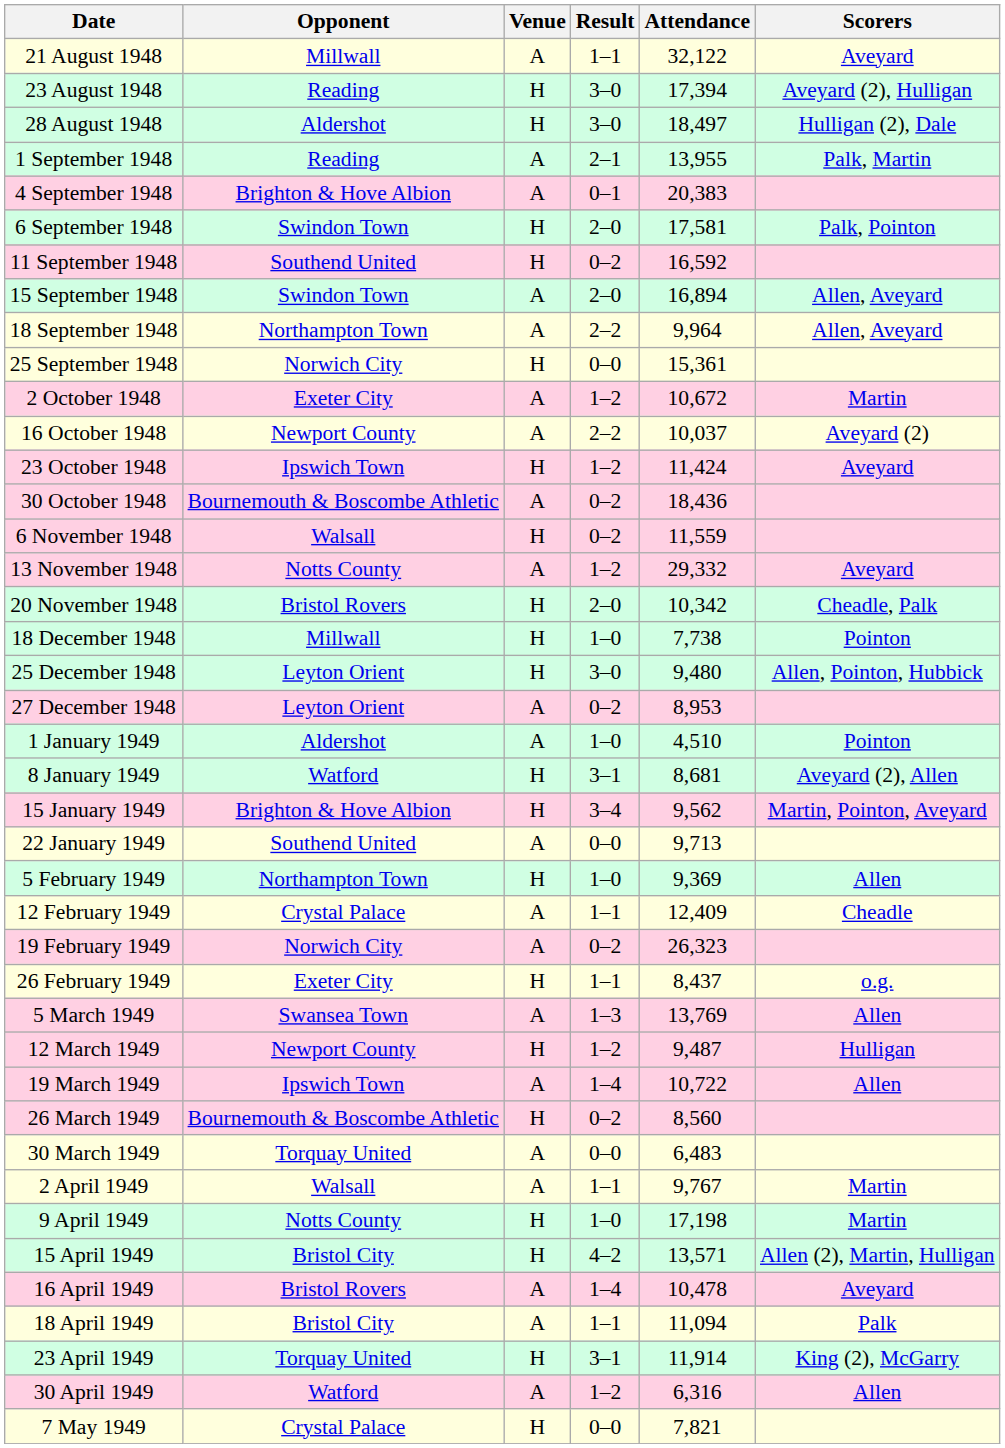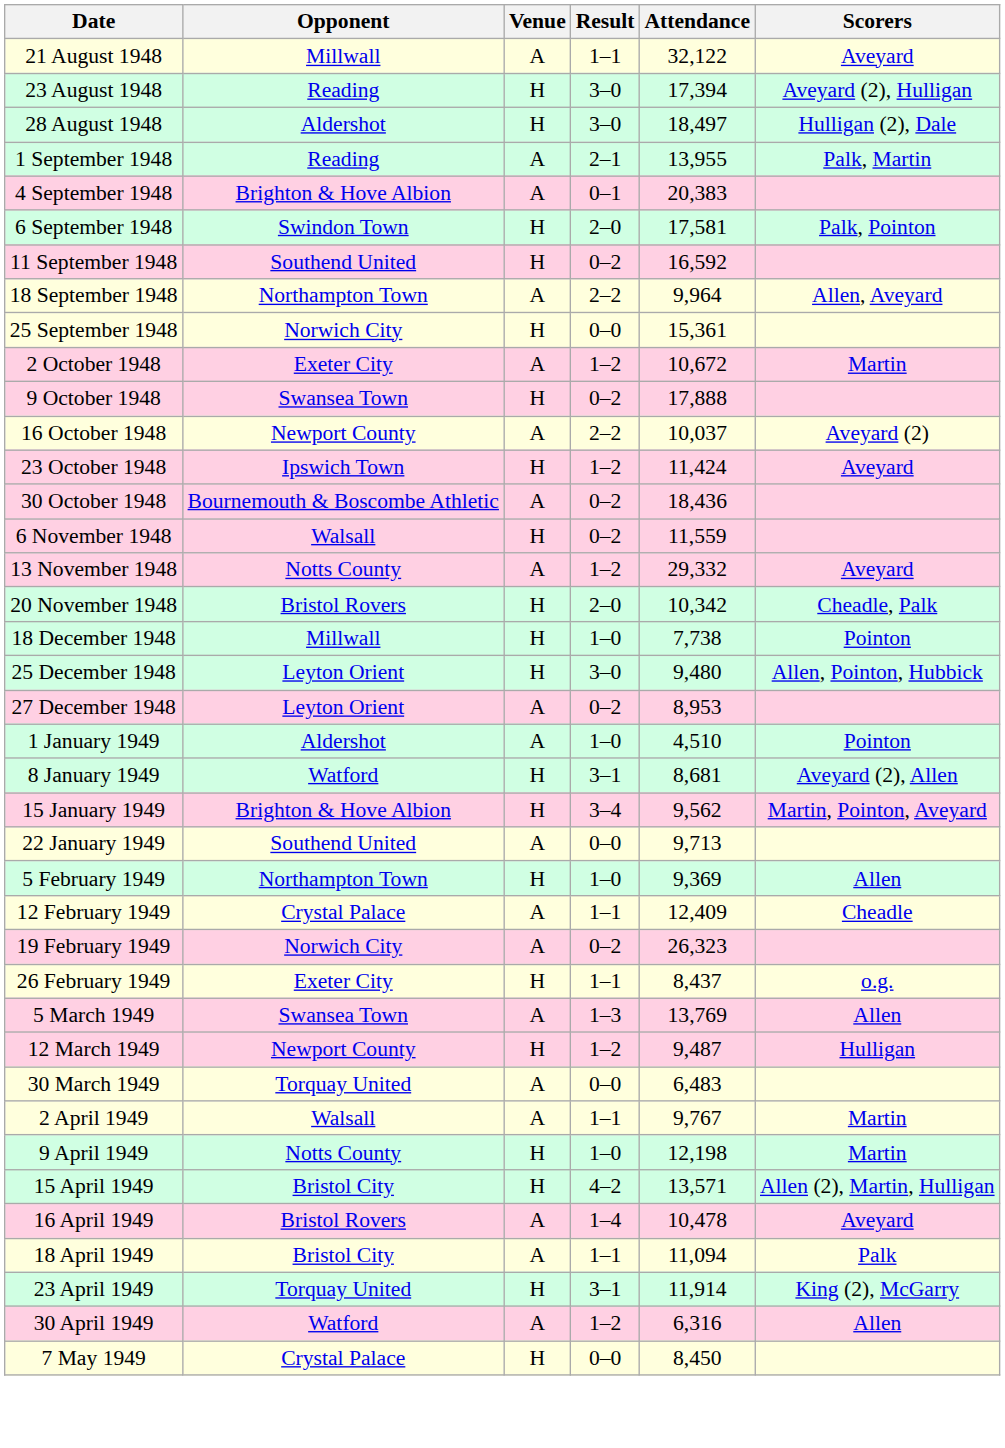- row: (94, 295)
+ row: (94, 398)
- row: (94, 1083)
- row: (94, 1117)
(697, 1220) 17,198 -> (697, 1152) 12,198
(697, 1426) 7,821 -> (697, 1357) 8,450
